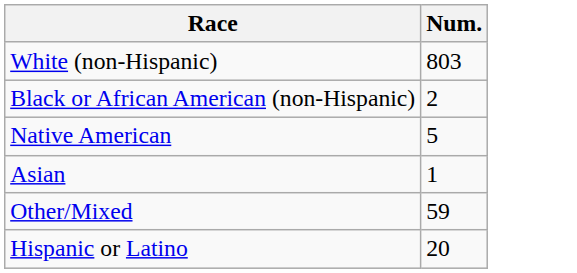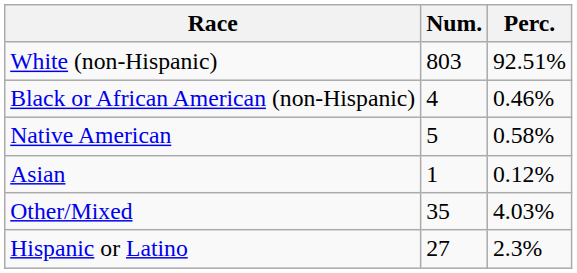+ column: (530, 23)
(432, 98) 2 -> (432, 98) 4
(438, 211) 59 -> (438, 211) 35
(438, 248) 20 -> (438, 248) 27
